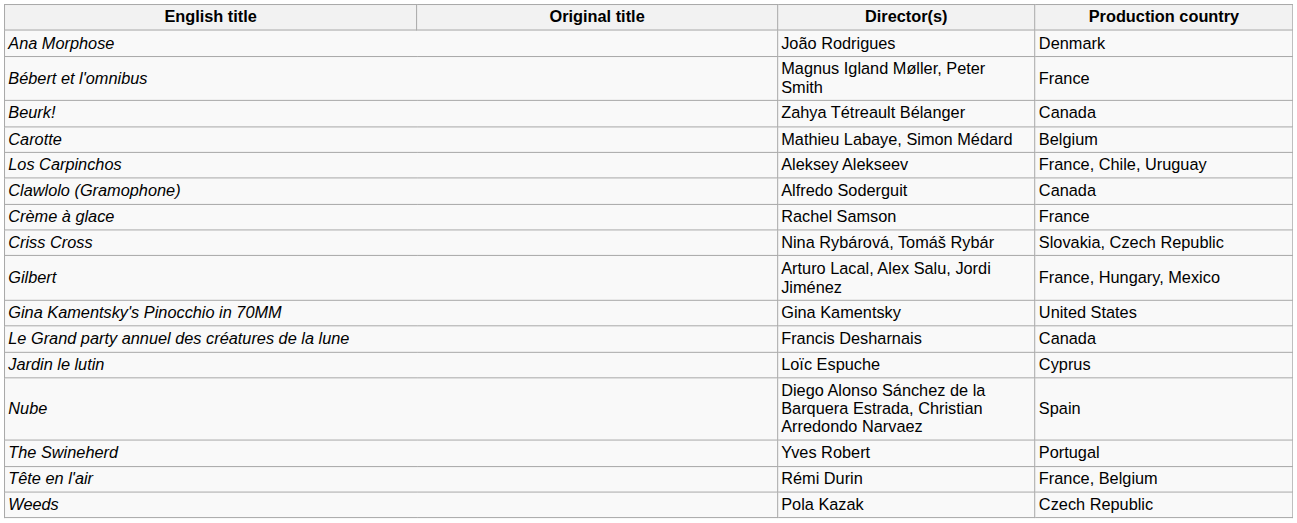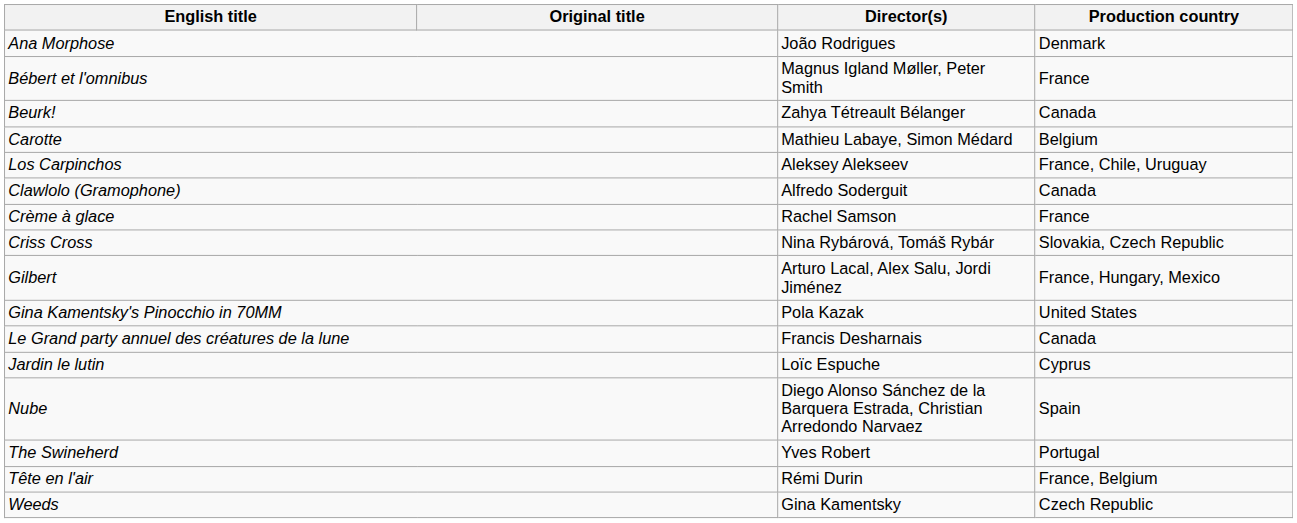(841, 312) Gina Kamentsky -> (822, 312) Pola Kazak
(822, 505) Pola Kazak -> (841, 505) Gina Kamentsky
